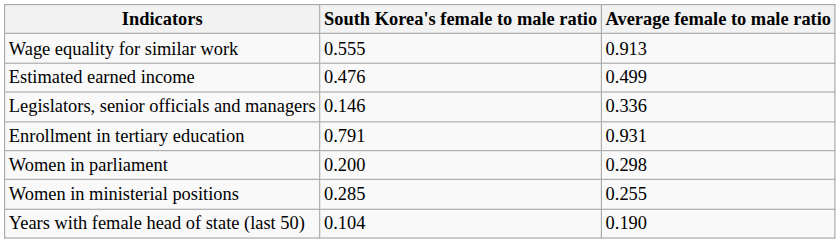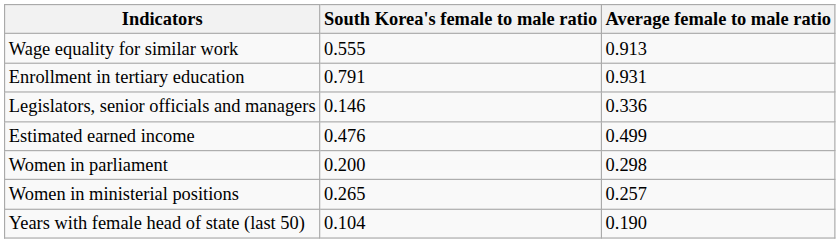rows swapped: (102, 77) <-> (127, 135)
(345, 194) 0.285 -> (345, 194) 0.265
(626, 194) 0.255 -> (626, 194) 0.257
